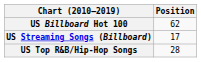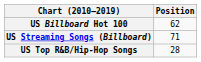(175, 37) 17 -> (175, 37) 71
